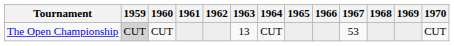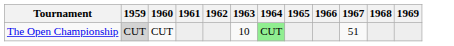- column: (435, 13)
(244, 32) 13 -> (244, 32) 10
(271, 32) no background -> (271, 32) lightgreen background
(353, 32) 53 -> (353, 32) 51
